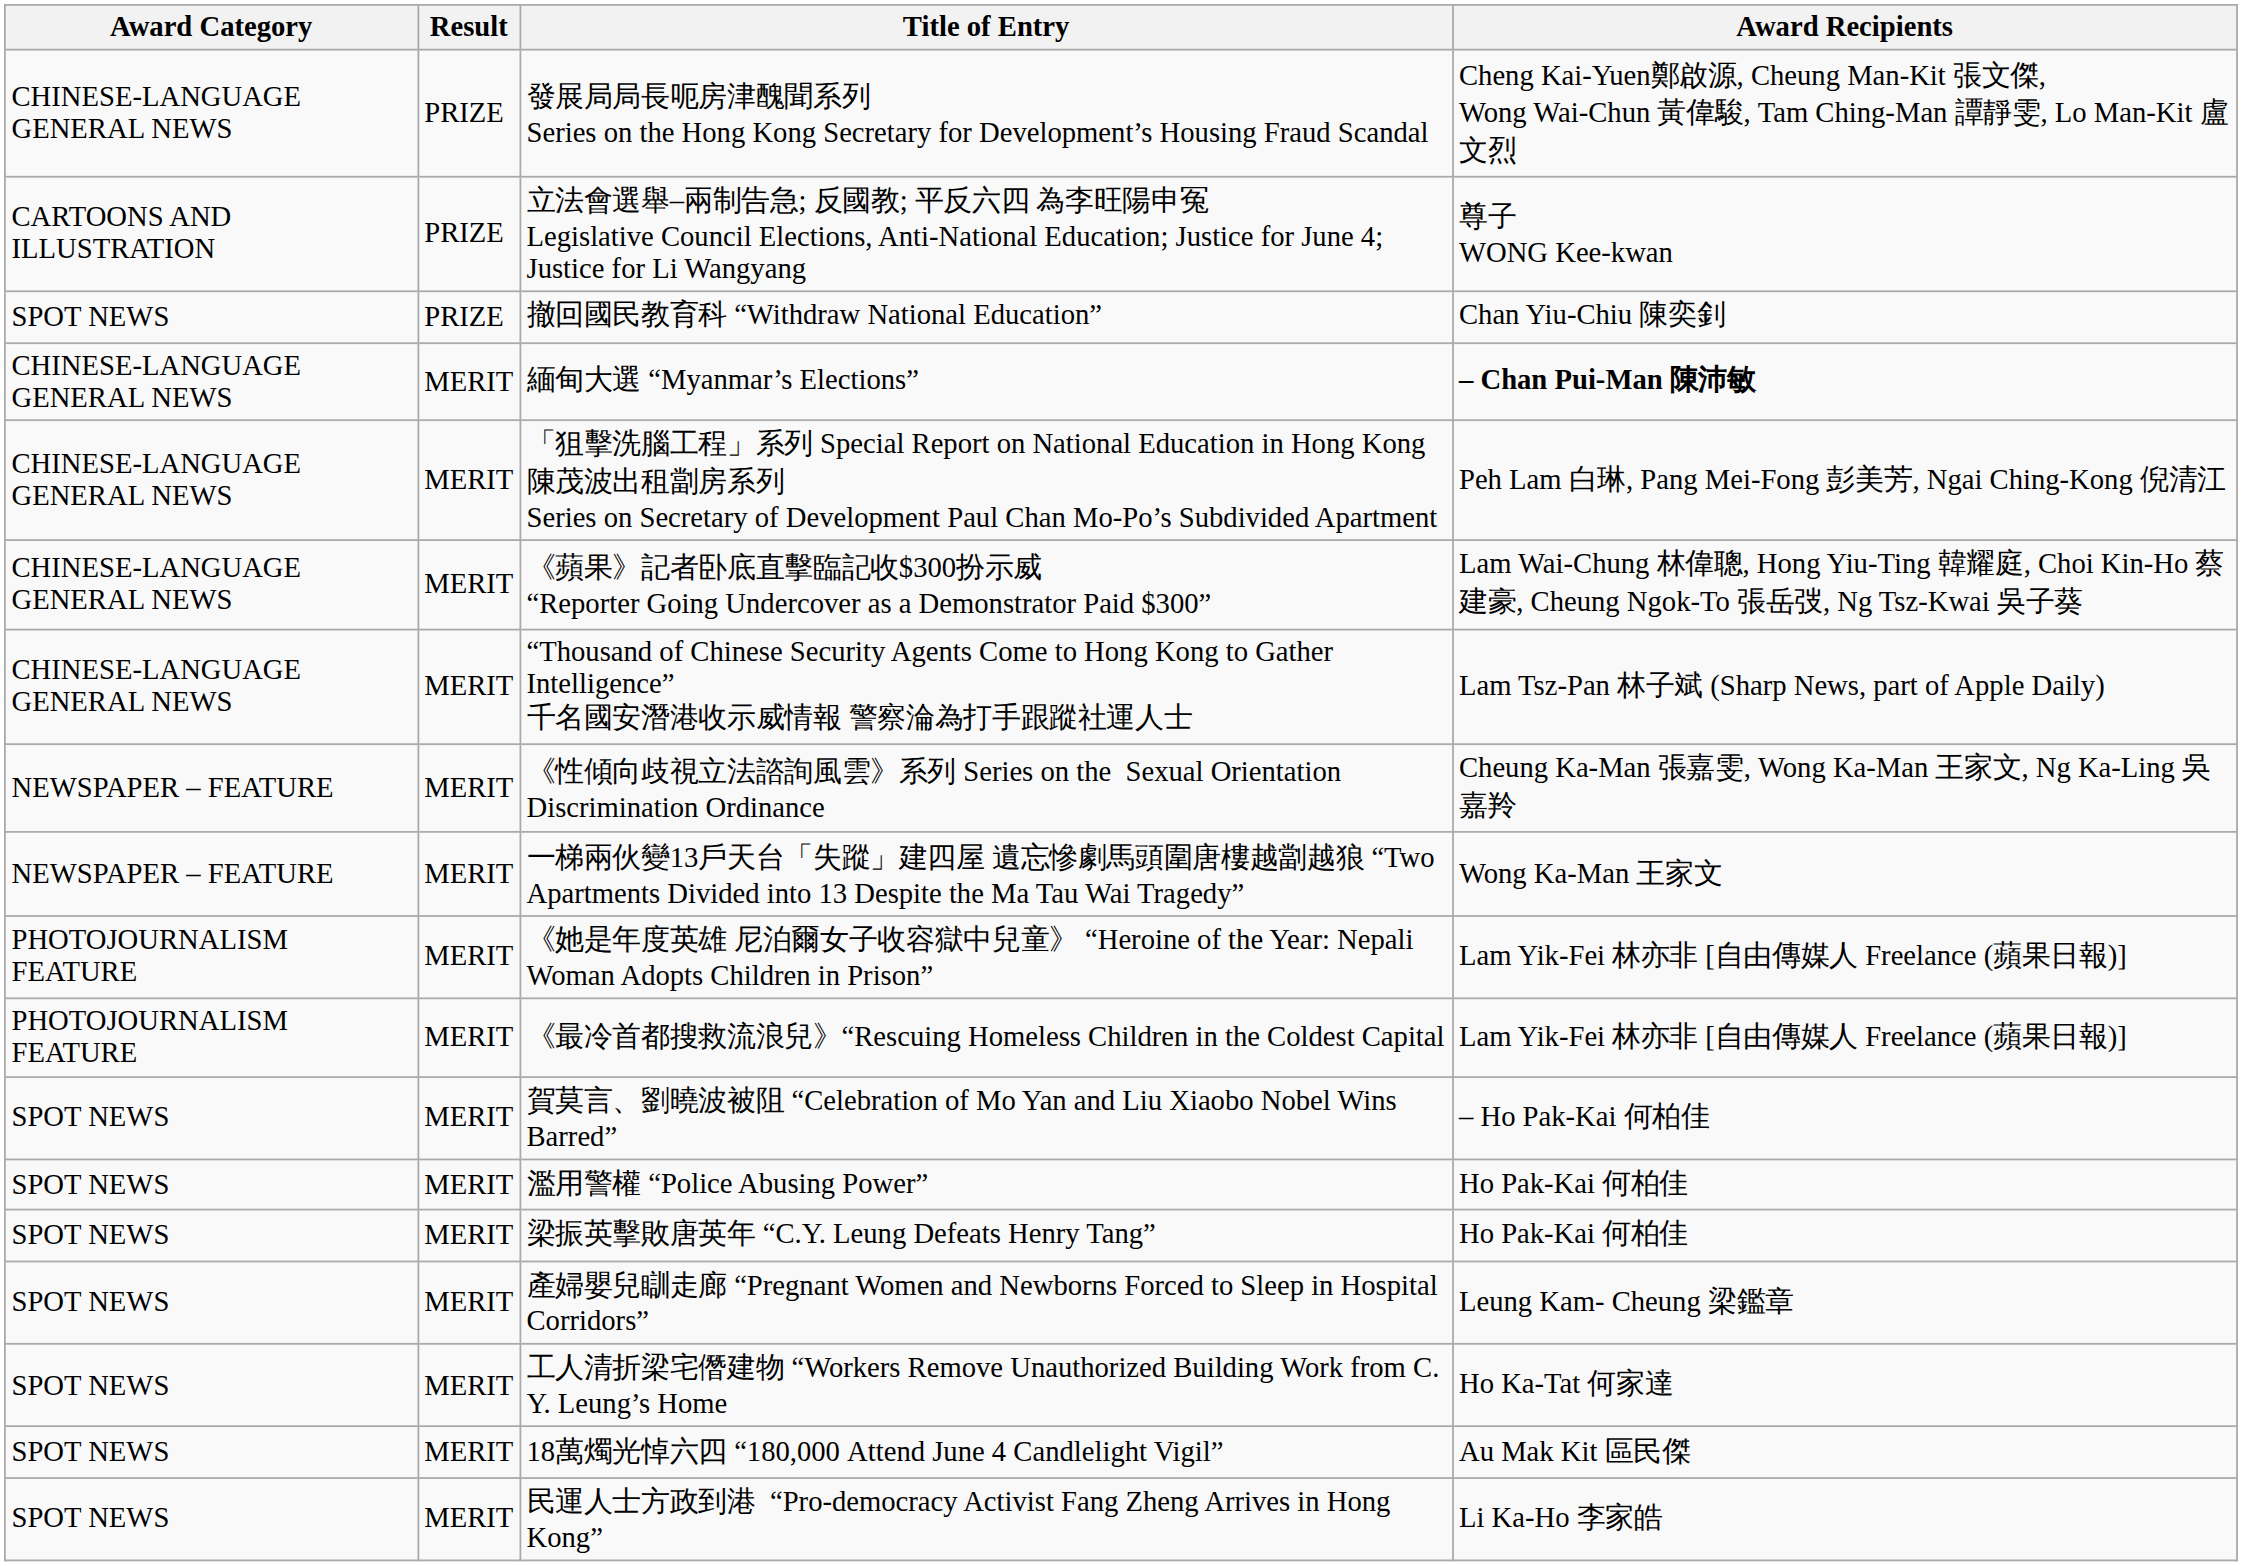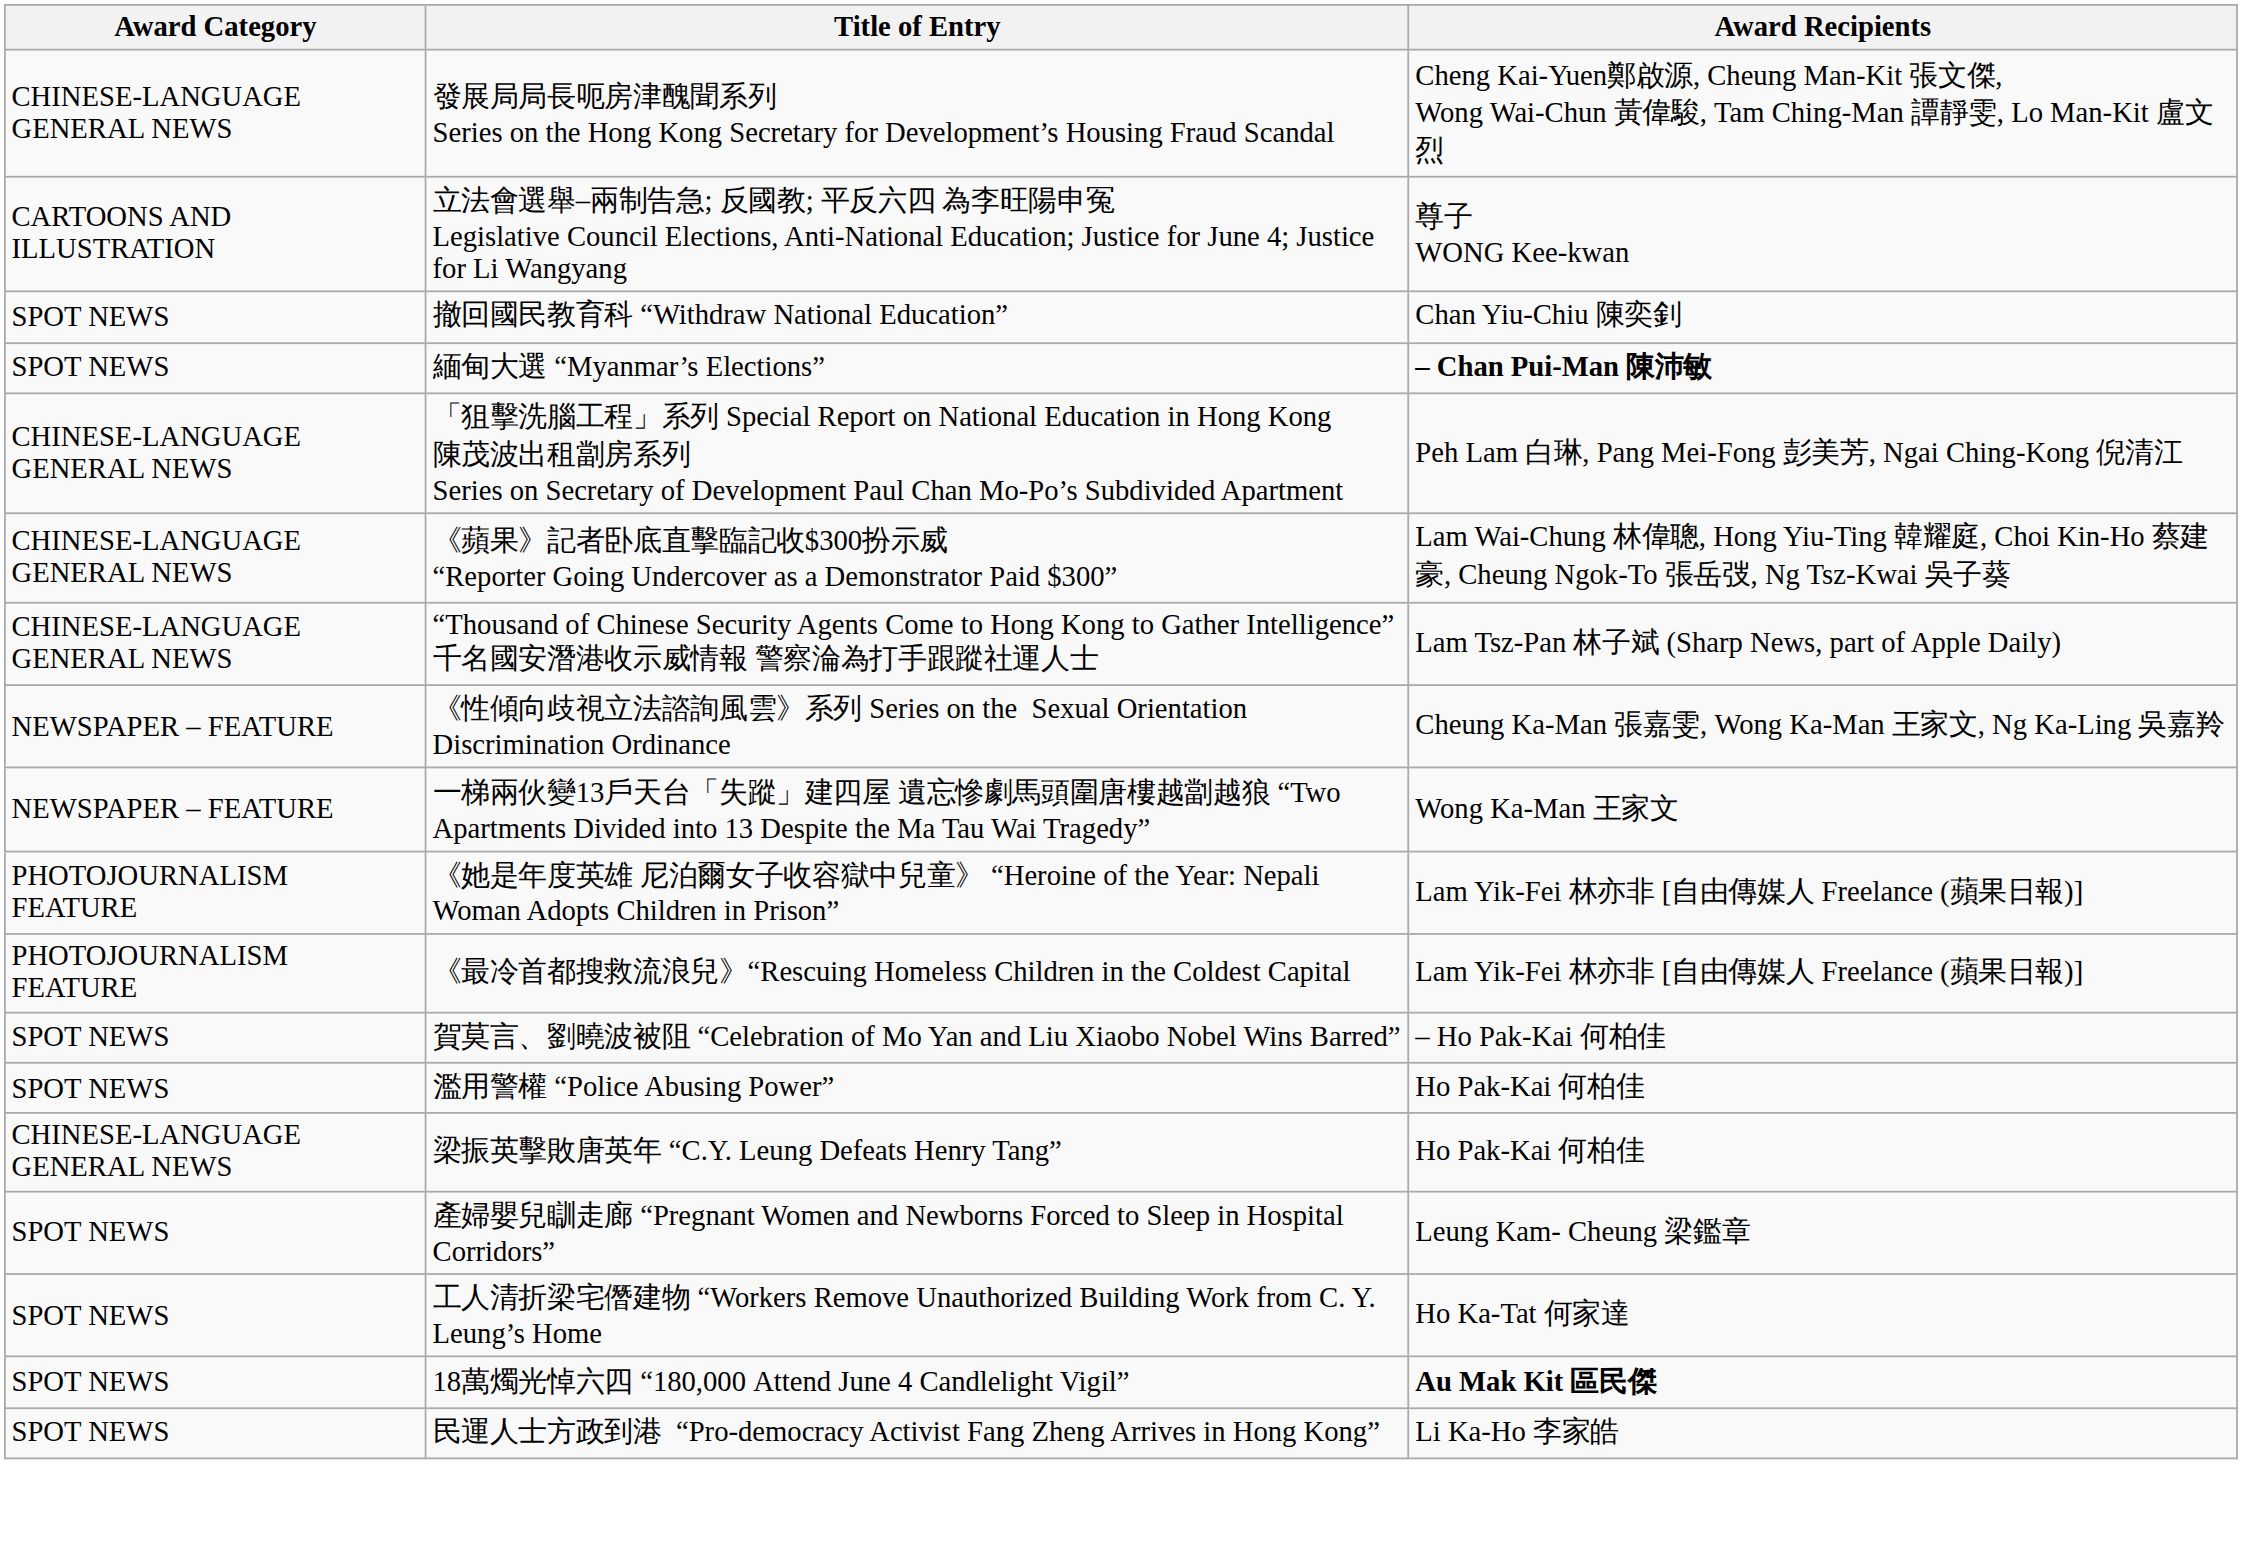- column: (469, 27)
(156, 380) CHINESE-LANGUAGE GENERAL NEWS -> (90, 367) SPOT NEWS
(90, 1235) SPOT NEWS -> (156, 1151) CHINESE-LANGUAGE GENERAL NEWS
(1575, 1450) normal -> (1536, 1381) bold
